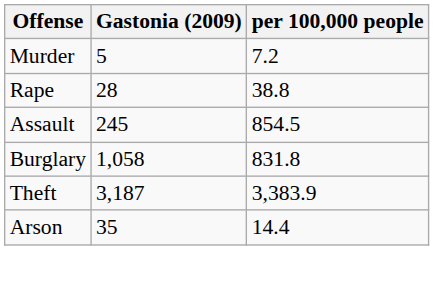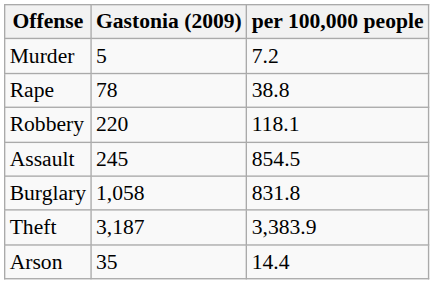(107, 90) 28 -> (107, 90) 78
+ row: (47, 124)
